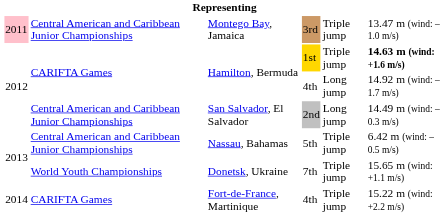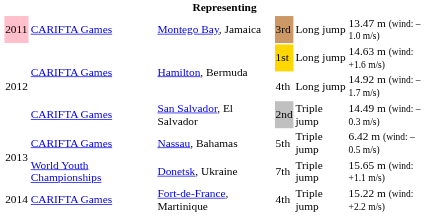(105, 29) Central American and Caribbean Junior Championships -> (71, 29) CARIFTA Games
(336, 29) Triple jump -> (321, 29) Long jump
(336, 58) Triple jump -> (321, 58) Long jump
(401, 58) bold -> (381, 58) normal
(105, 114) Central American and Caribbean Junior Championships -> (71, 114) CARIFTA Games
(335, 114) Long jump -> (309, 114) Triple jump
(105, 143) Central American and Caribbean Junior Championships -> (71, 143) CARIFTA Games
